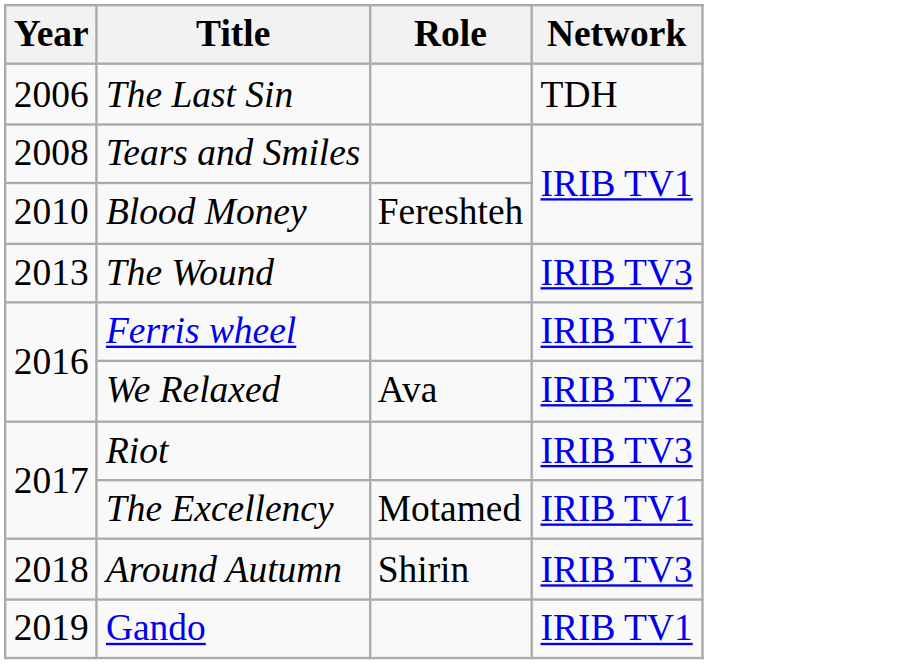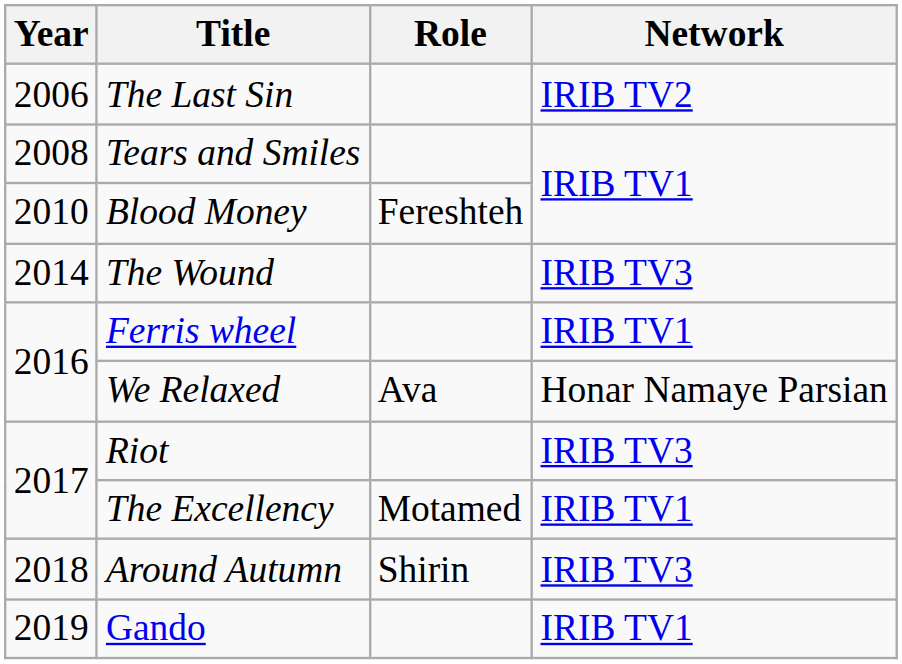(579, 93) TDH -> (617, 93) IRIB TV2
(51, 271) 2013 -> (51, 271) 2014
(617, 390) IRIB TV2 -> (714, 390) Honar Namaye Parsian
